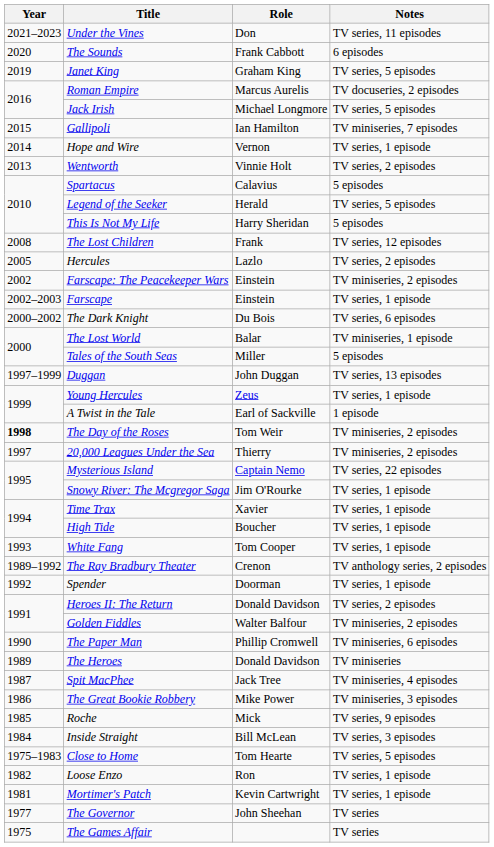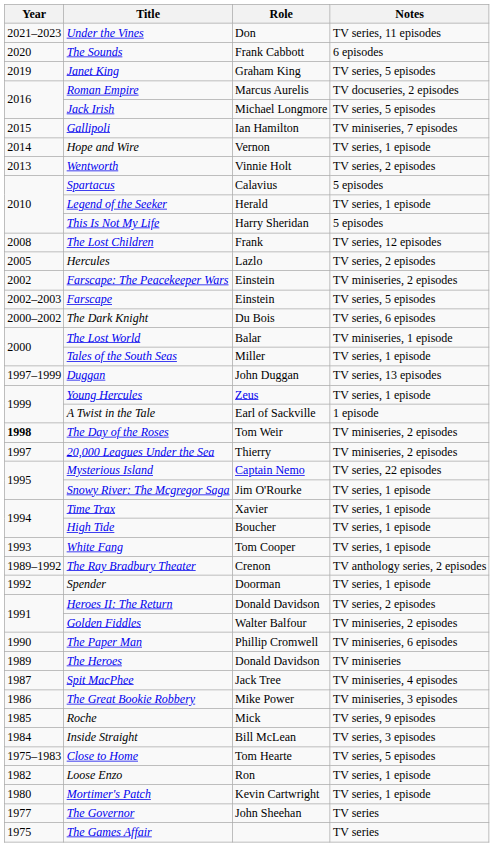(384, 204) TV series, 5 episodes -> (382, 204) TV series, 1 episode
(382, 299) TV series, 1 episode -> (384, 299) TV series, 5 episodes
(358, 356) 5 episodes -> (382, 356) TV series, 1 episode
(19, 794) 1981 -> (19, 794) 1980
